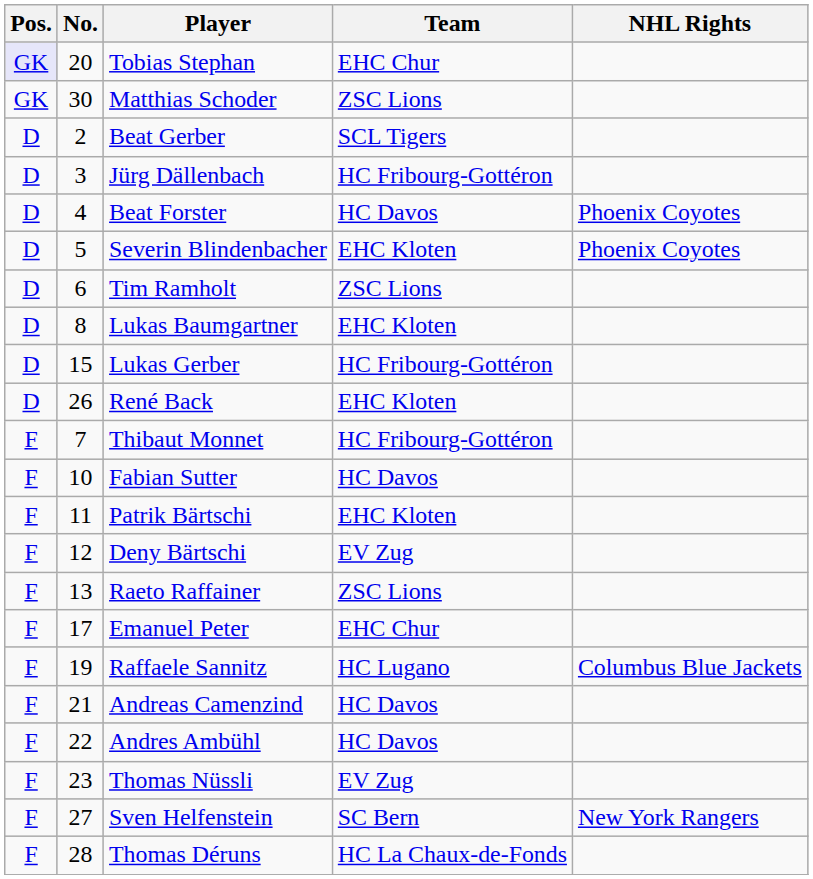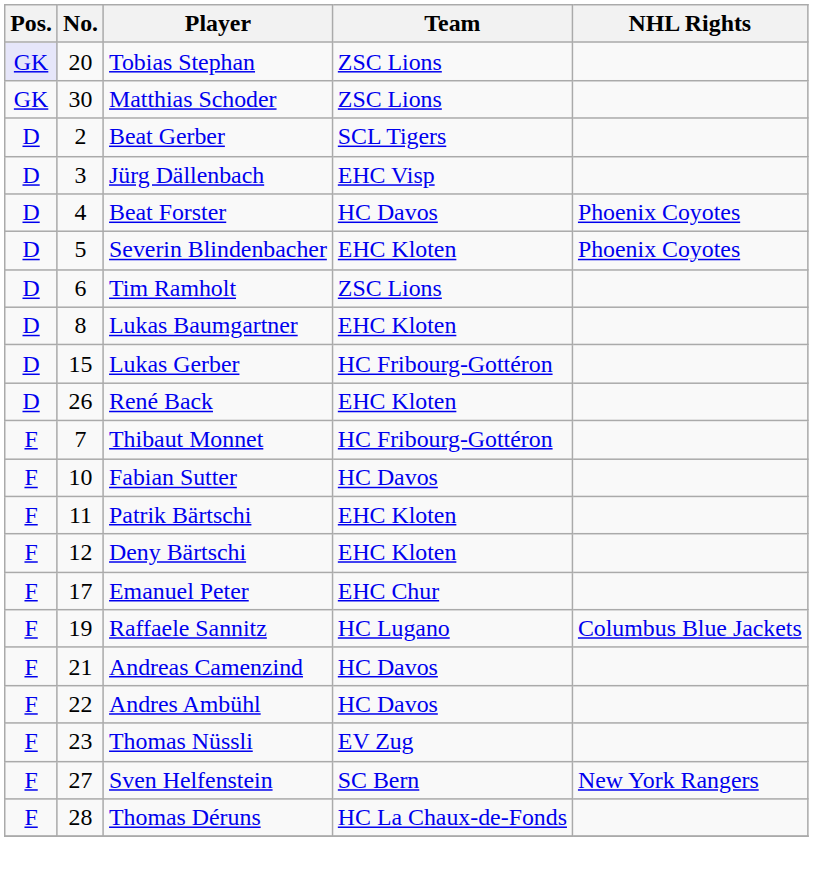(388, 61) EHC Chur -> (390, 61) ZSC Lions
(445, 174) HC Fribourg-Gottéron -> (386, 174) EHC Visp
(376, 552) EV Zug -> (397, 552) EHC Kloten
- row: (185, 590)
